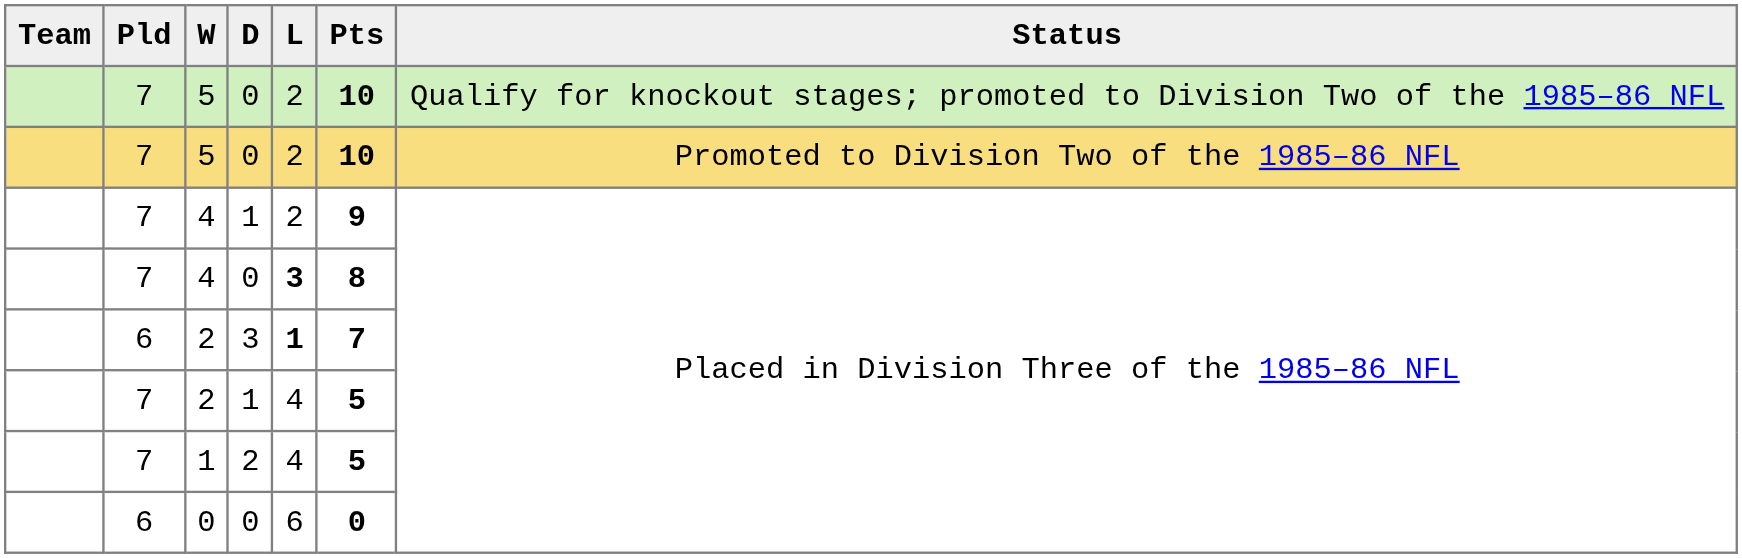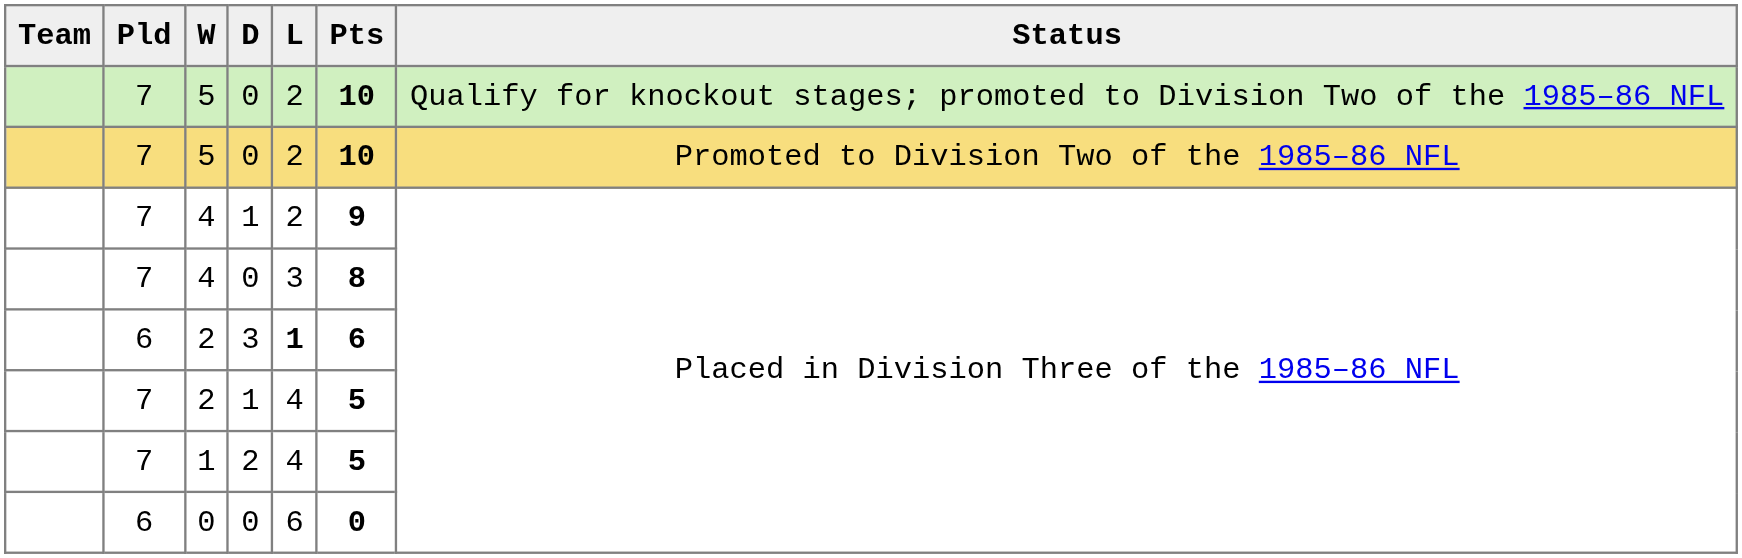(295, 279) bold -> (295, 279) normal
(357, 340) 7 -> (357, 340) 6
